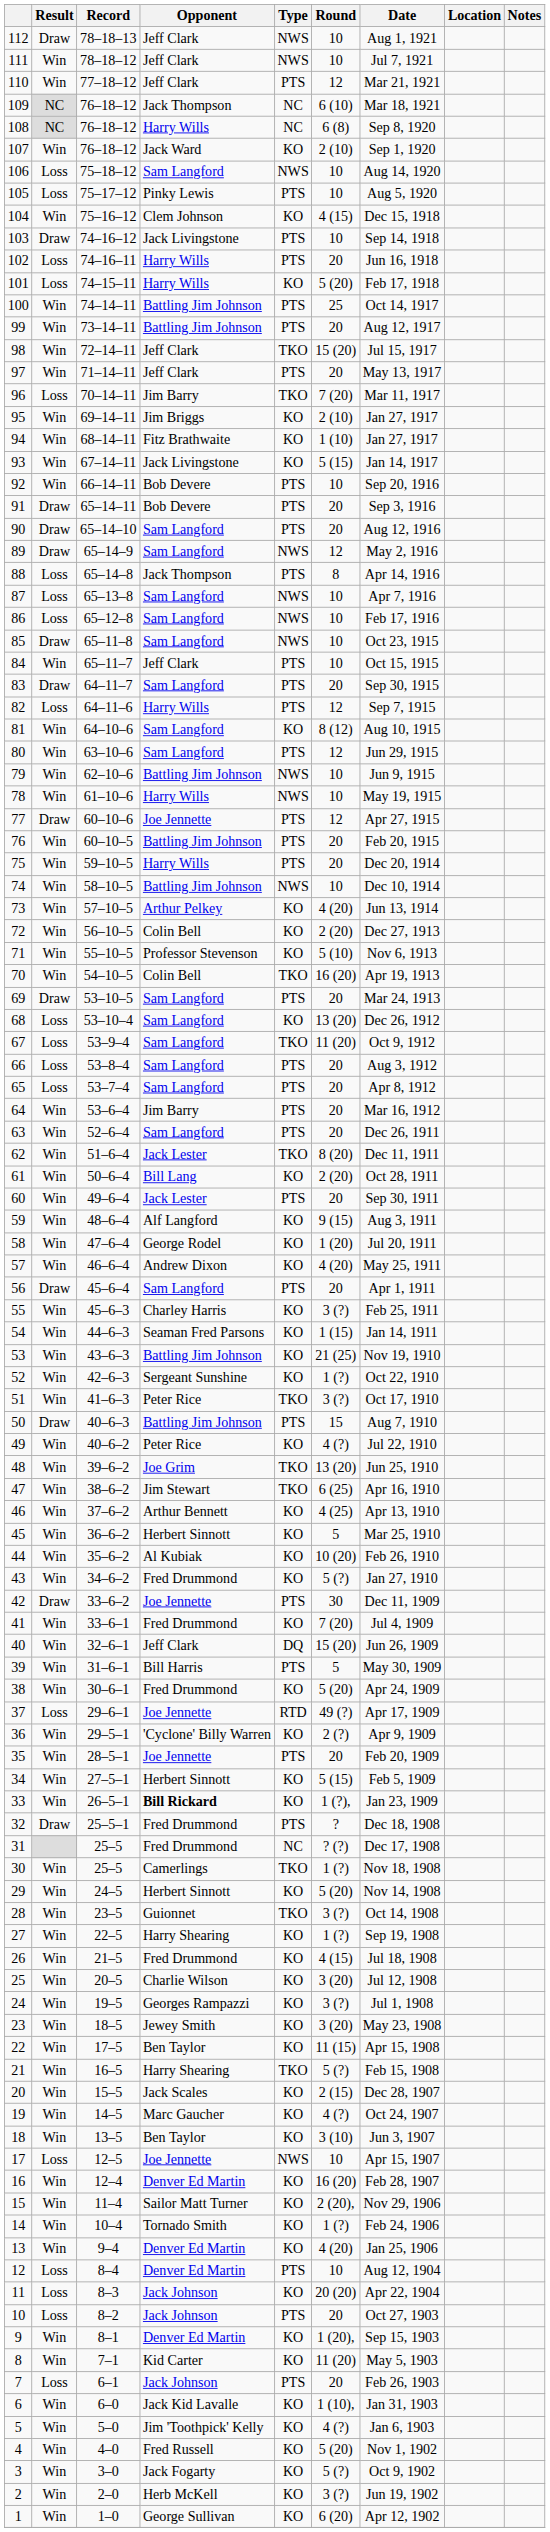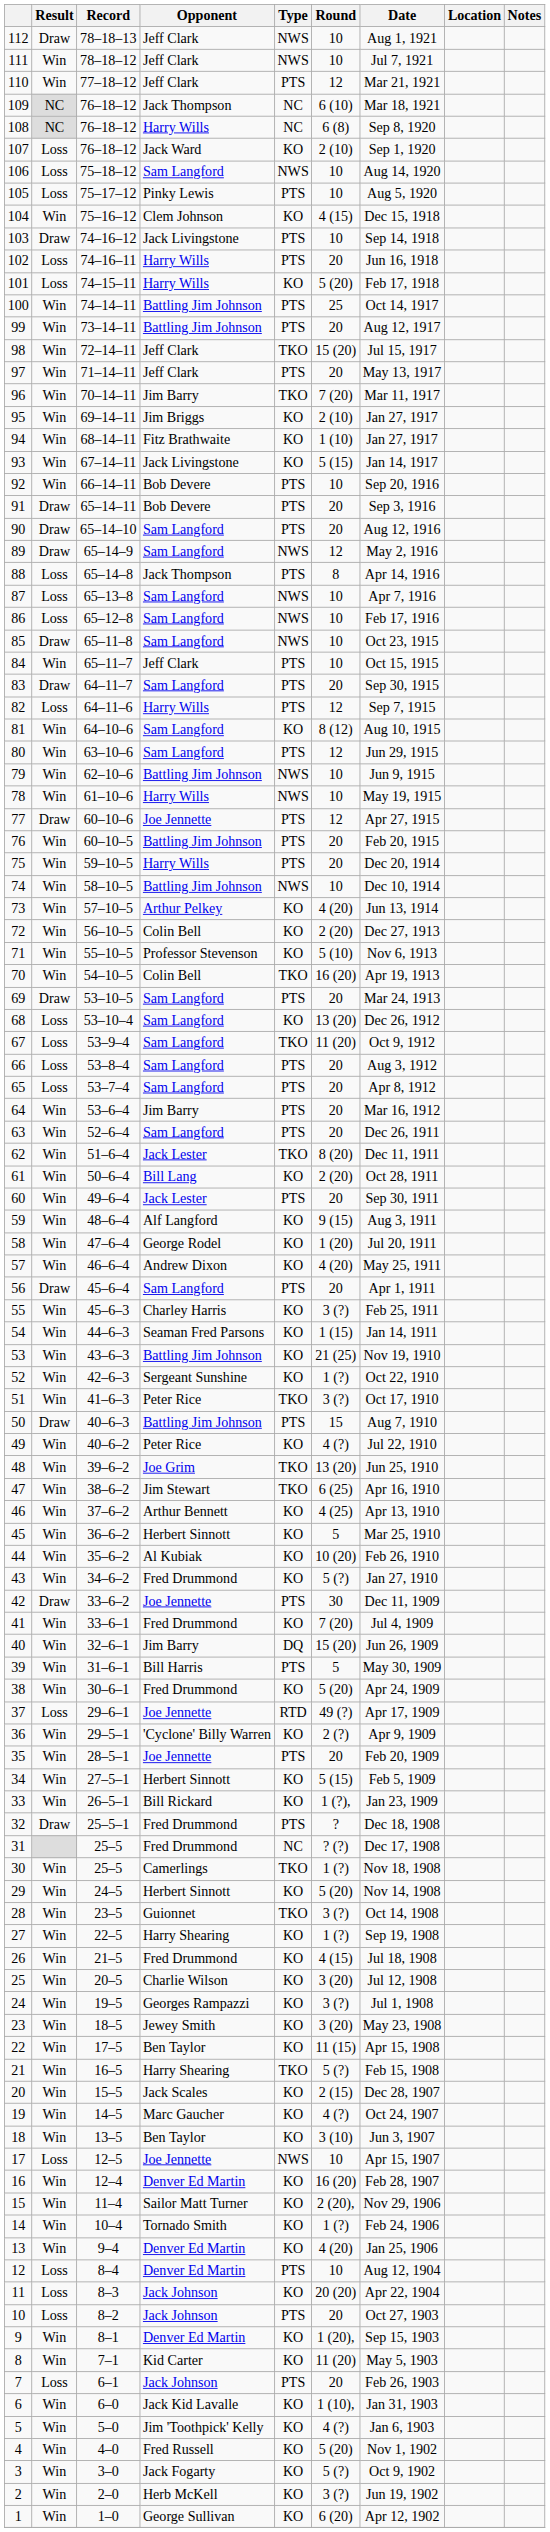(54, 149) Win -> (54, 149) Loss
(54, 395) Loss -> (54, 395) Win
(171, 1645) Jeff Clark -> (171, 1645) Jim Barry
(180, 1802) bold -> (178, 1802) normal
